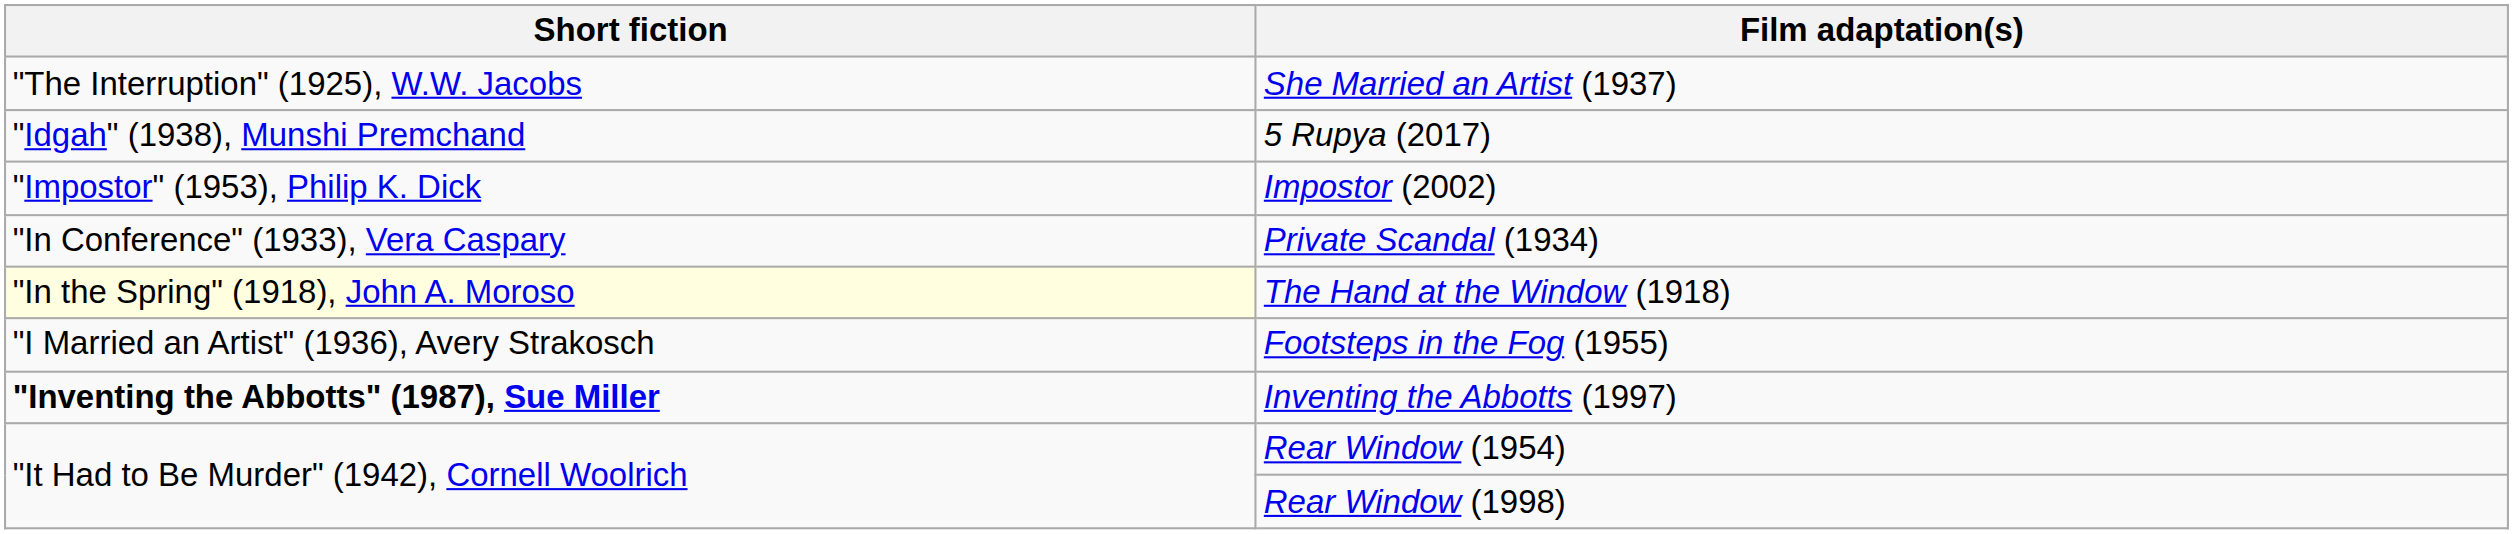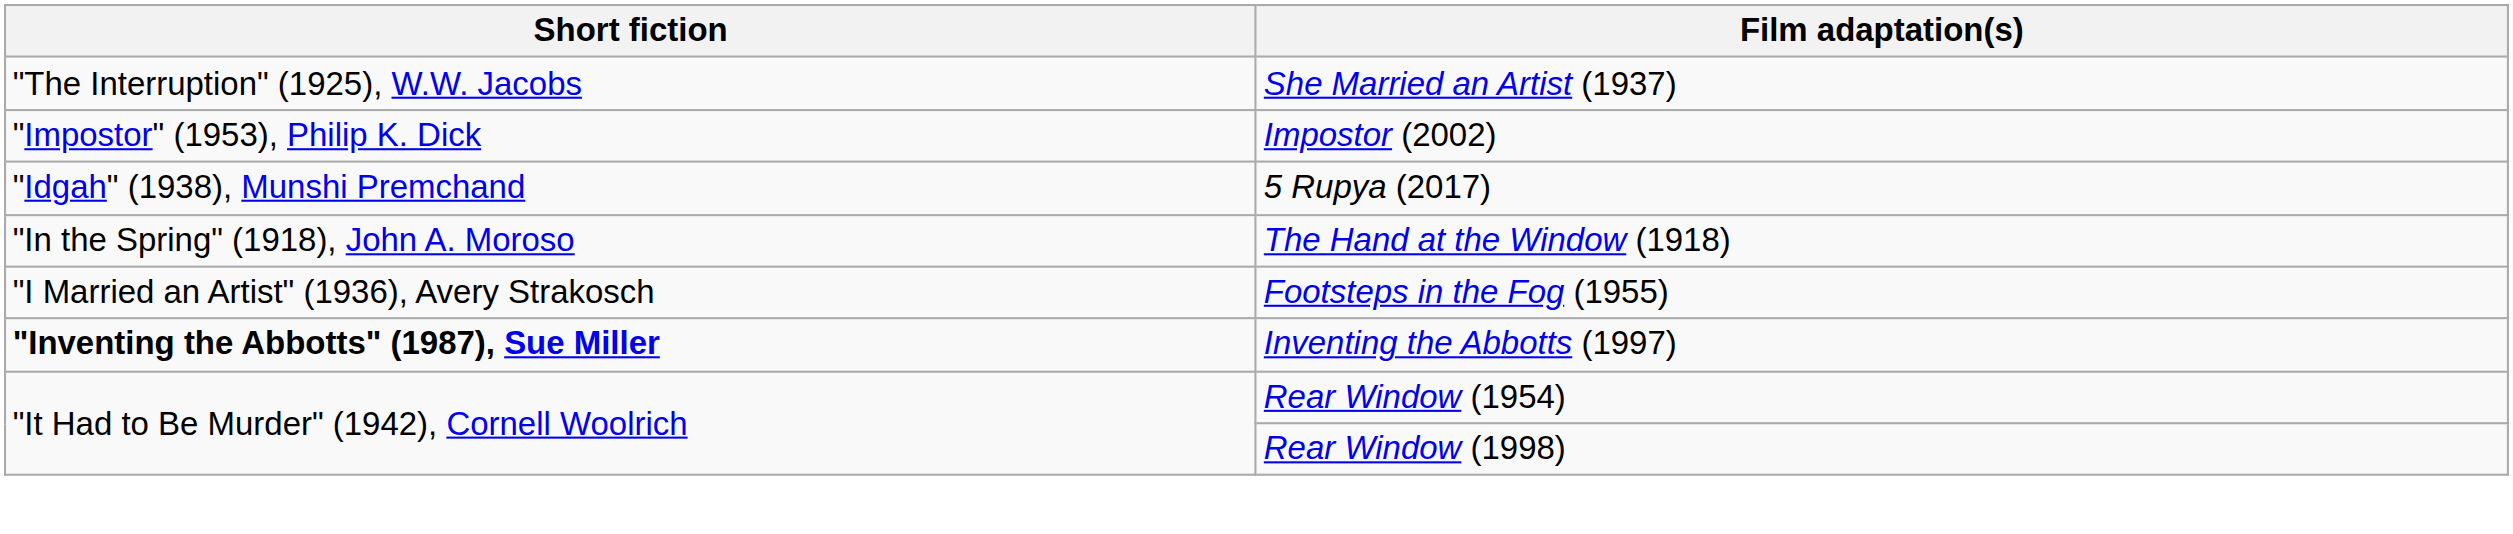rows swapped: (1377, 135) <-> (1380, 187)
- row: (1431, 239)
(294, 291) lightyellow background -> (294, 239) no background
